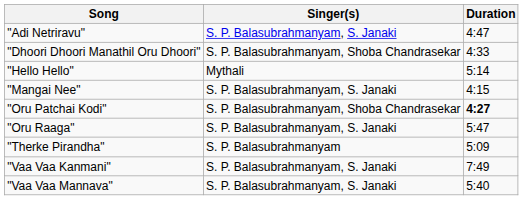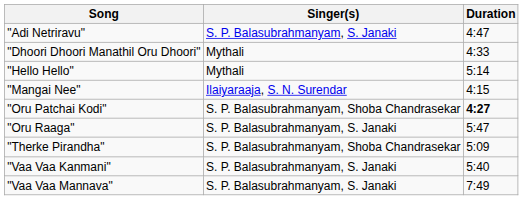(333, 52) S. P. Balasubrahmanyam, Shoba Chandrasekar -> (225, 52) Mythali
(301, 90) S. P. Balasubrahmanyam, S. Janaki -> (276, 90) Ilaiyaraaja, S. N. Surendar
(273, 147) S. P. Balasubrahmanyam -> (333, 147) S. P. Balasubrahmanyam, Shoba Chandrasekar
(478, 166) 7:49 -> (478, 166) 5:40
(478, 185) 5:40 -> (478, 185) 7:49
